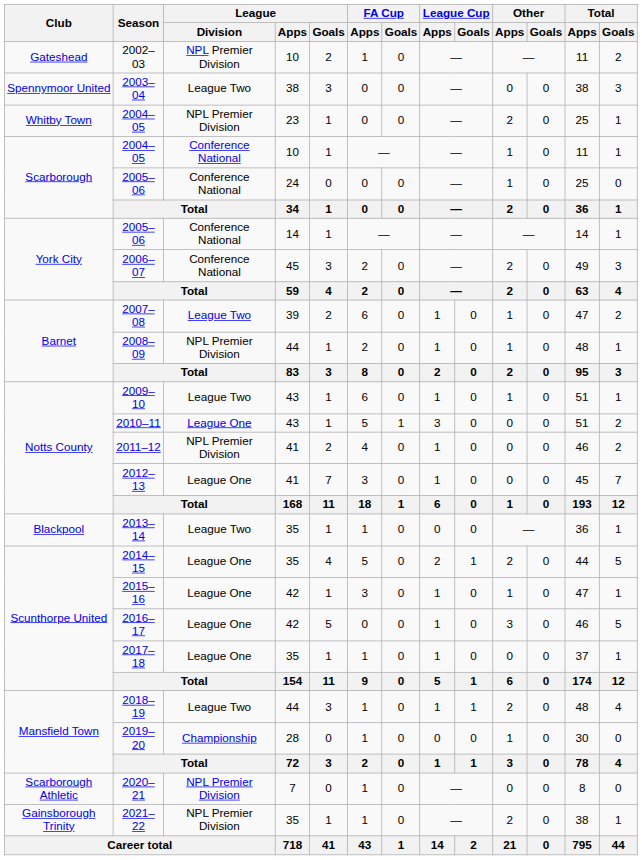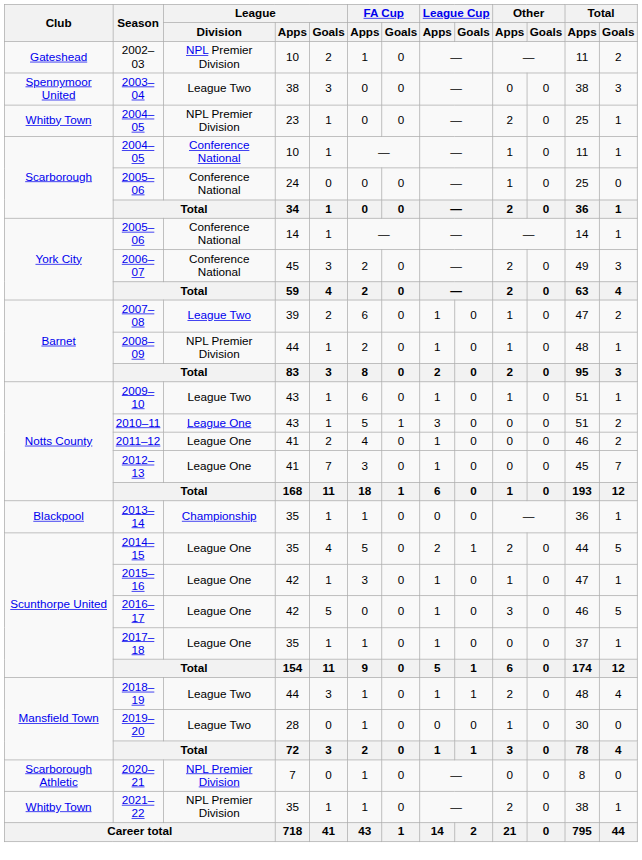(219, 448) NPL Premier Division -> (219, 441) League One
(219, 529) League Two -> (219, 516) Championship
(219, 738) Championship -> (219, 725) League Two
(59, 820) Gainsborough Trinity -> (59, 807) Whitby Town
